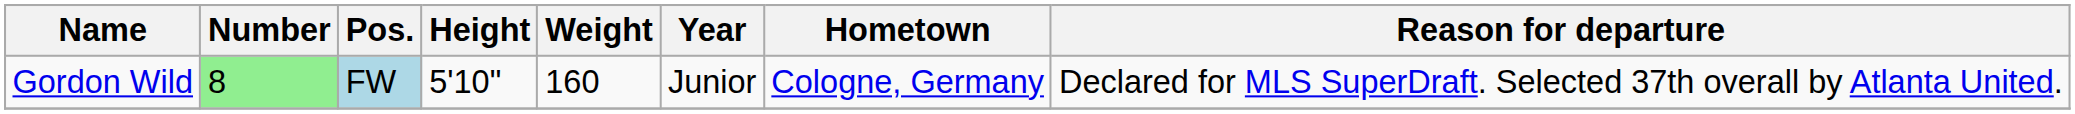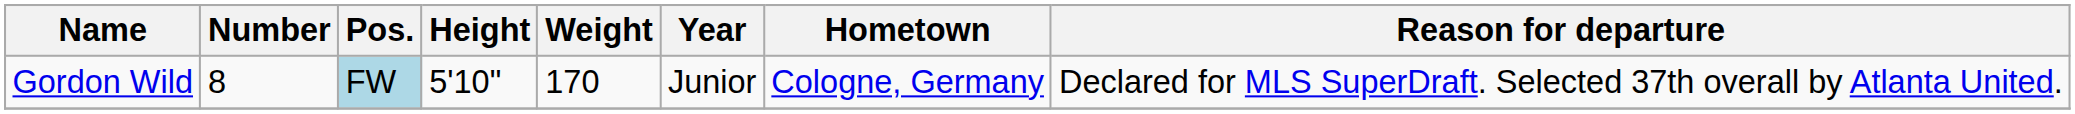(217, 81) lightgreen background -> (217, 81) no background
(572, 81) 160 -> (572, 81) 170
